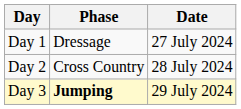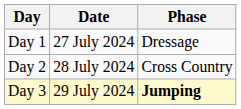columns swapped: (192, 16) <-> (99, 16)
